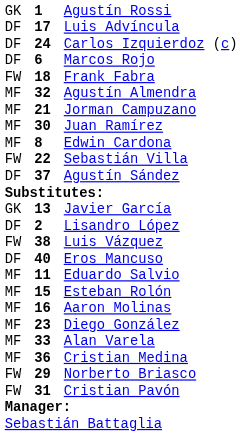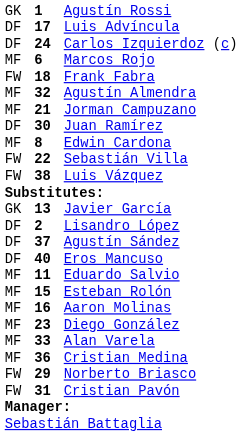(13, 61) DF -> (13, 61) MF
(13, 127) MF -> (13, 127) DF
rows swapped: (113, 243) <-> (122, 176)
